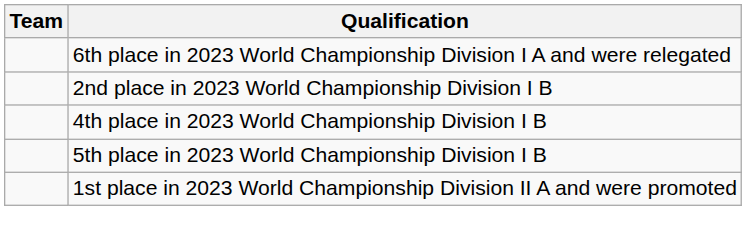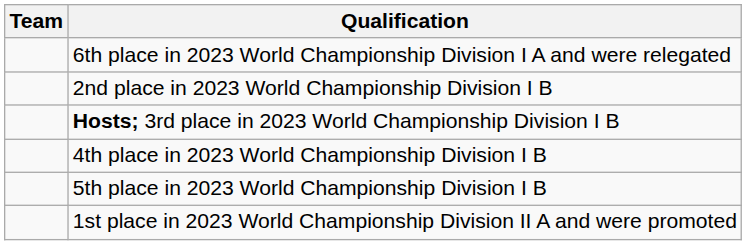+ row: (346, 121)
